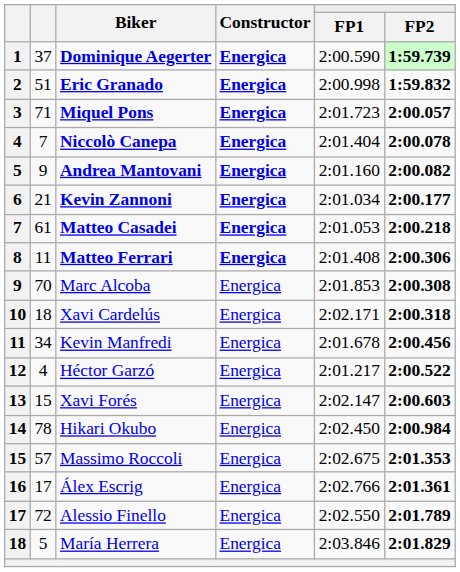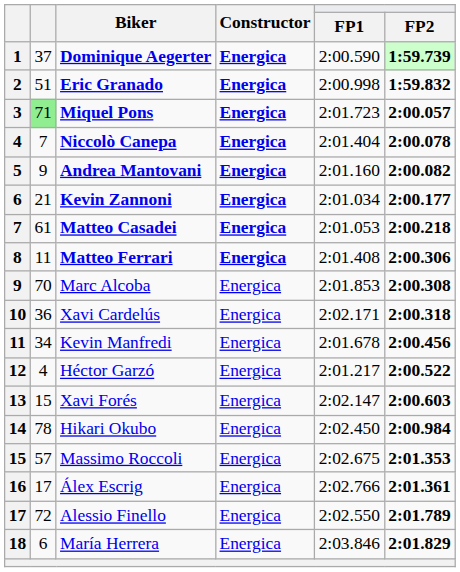(43, 112) no background -> (43, 112) lightgreen background
(43, 313) 18 -> (43, 313) 36
(43, 543) 5 -> (43, 543) 6
